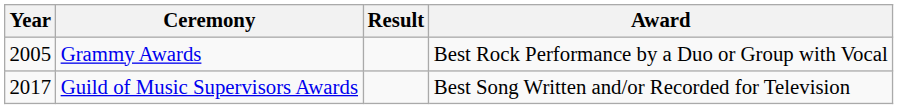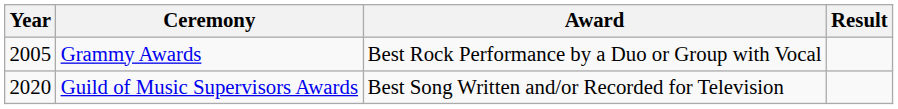columns swapped: (661, 20) <-> (396, 20)
(30, 86) 2017 -> (30, 86) 2020
